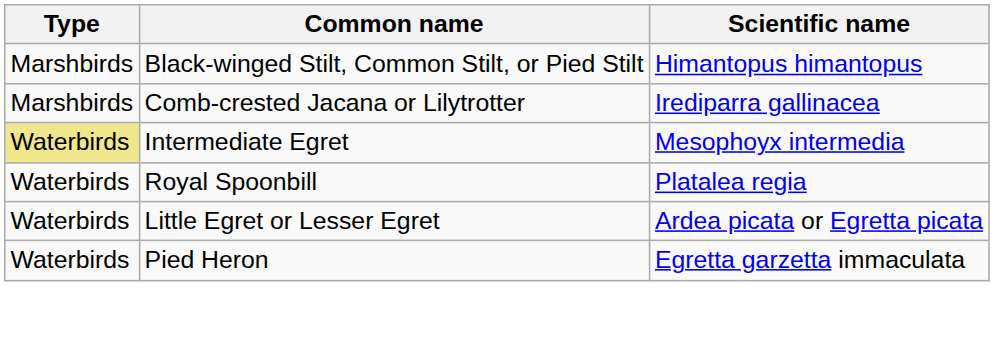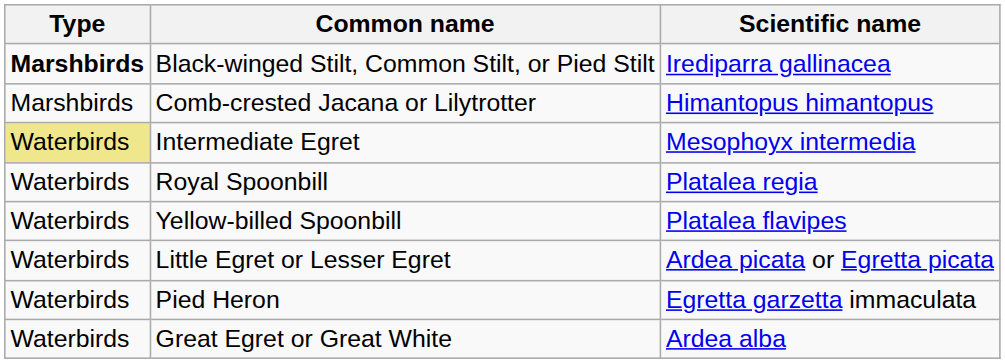(72, 63) normal -> (77, 63) bold
(789, 63) Himantopus himantopus -> (778, 63) Irediparra gallinacea
(767, 102) Irediparra gallinacea -> (800, 102) Himantopus himantopus
+ row: (279, 220)
+ row: (304, 338)
